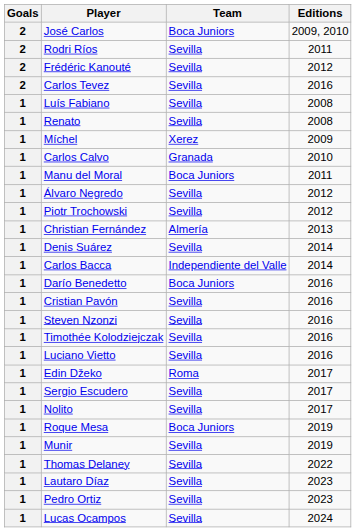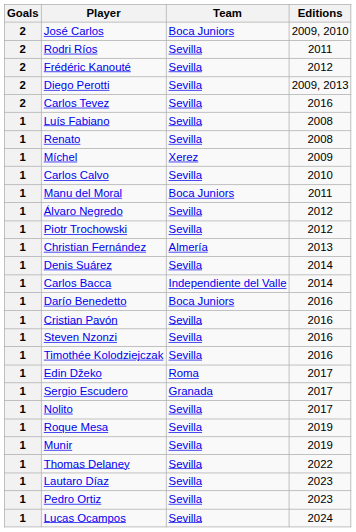+ row: (77, 85)
(191, 157) Granada -> (185, 175) Sevilla
- row: (80, 355)
(185, 391) Sevilla -> (191, 391) Granada
(201, 427) Boca Juniors -> (185, 427) Sevilla
